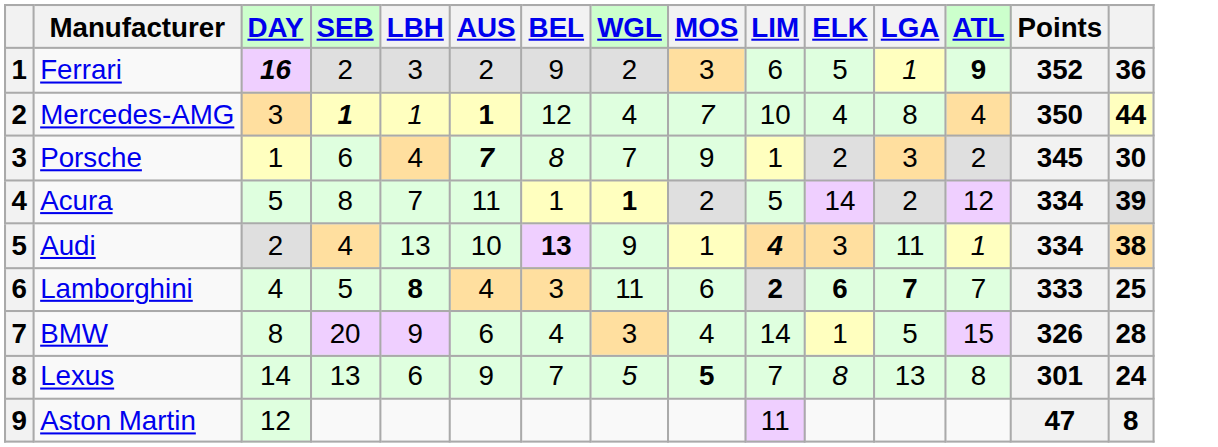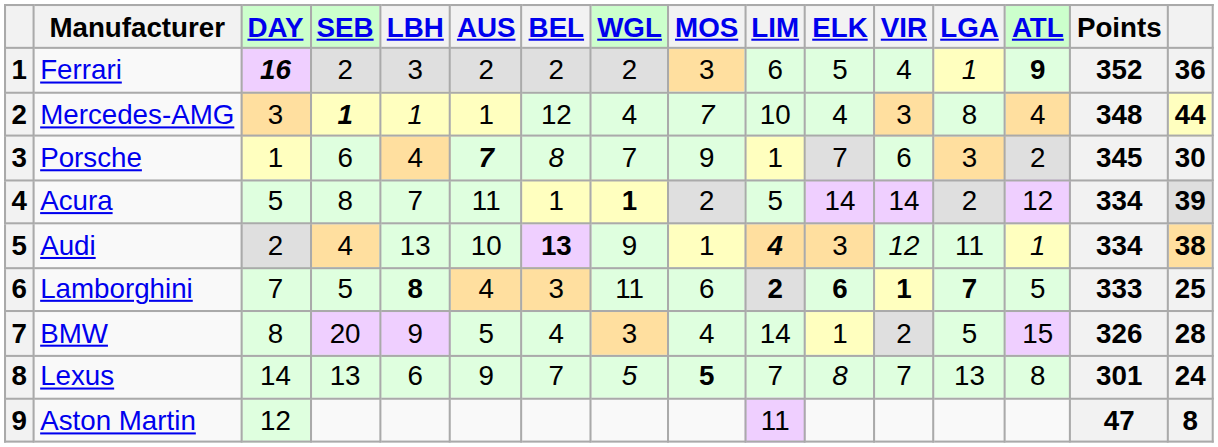+ column: (904, 26)
(556, 70) 9 -> (556, 70) 2
(486, 114) bold -> (486, 114) normal
(1060, 114) 350 -> (1119, 114) 348
(840, 158) 2 -> (840, 158) 7
(275, 289) 4 -> (275, 289) 7
(978, 289) 7 -> (1038, 289) 5
(486, 333) 6 -> (486, 333) 5
